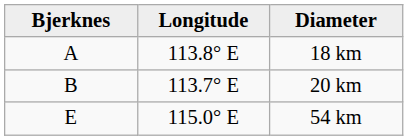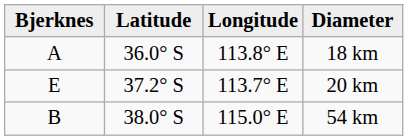+ column: (154, 20)
(71, 85) B -> (54, 85) E
(71, 118) E -> (54, 118) B
